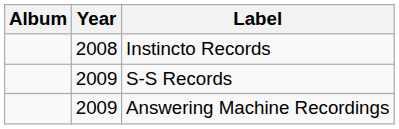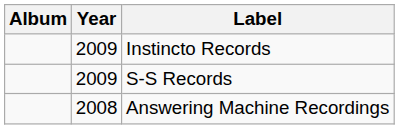(97, 49) 2008 -> (97, 49) 2009
(97, 108) 2009 -> (97, 108) 2008
